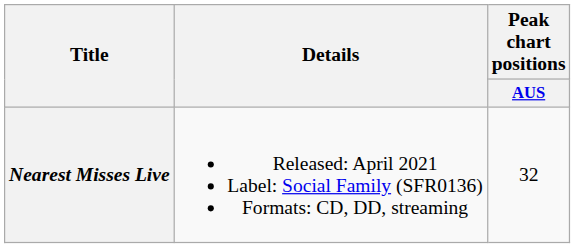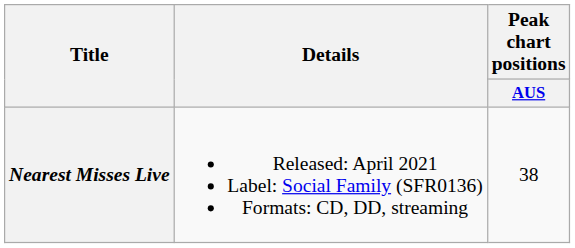(529, 174) 32 -> (529, 174) 38
